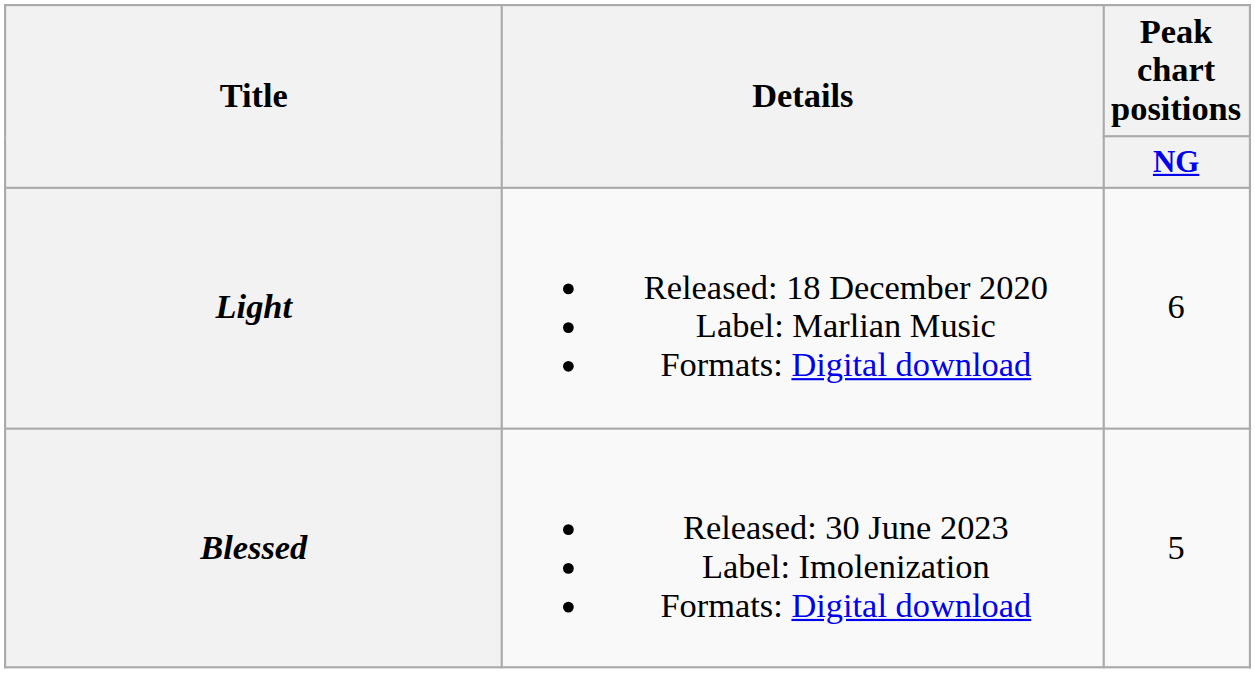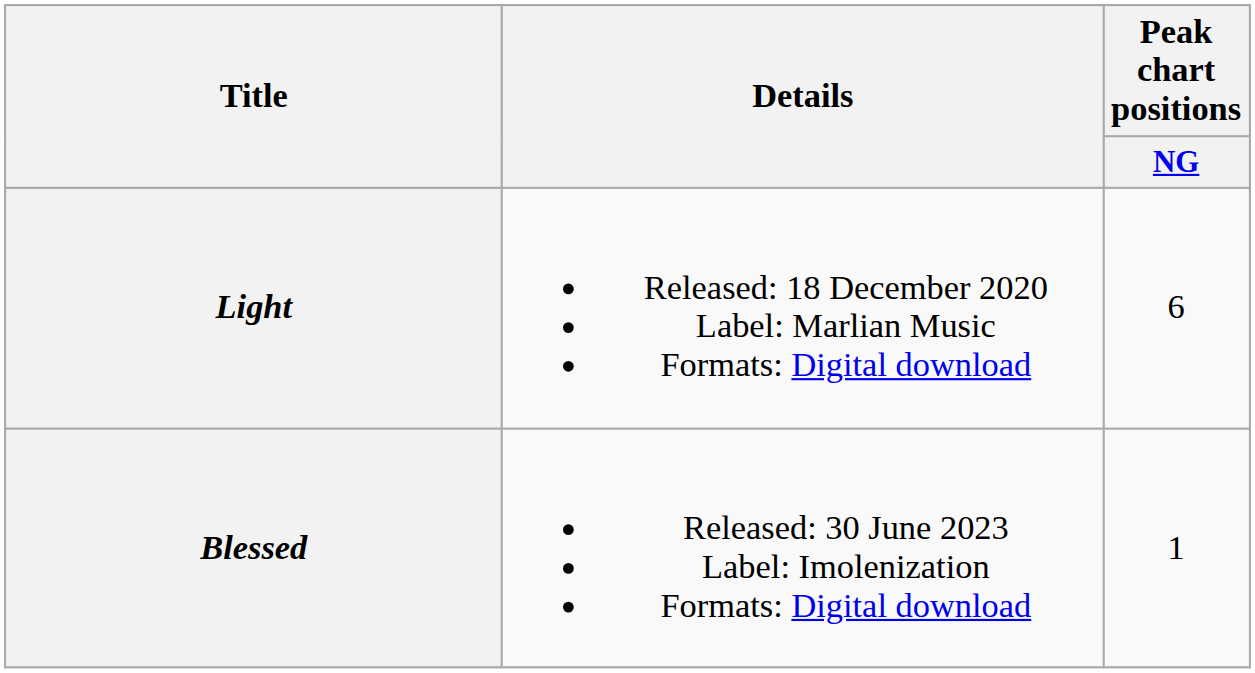(1176, 546) 5 -> (1176, 546) 1
